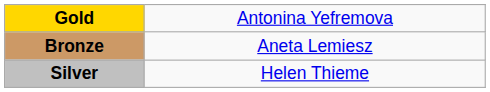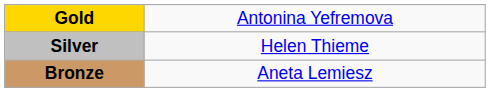rows swapped: (74, 73) <-> (74, 45)
